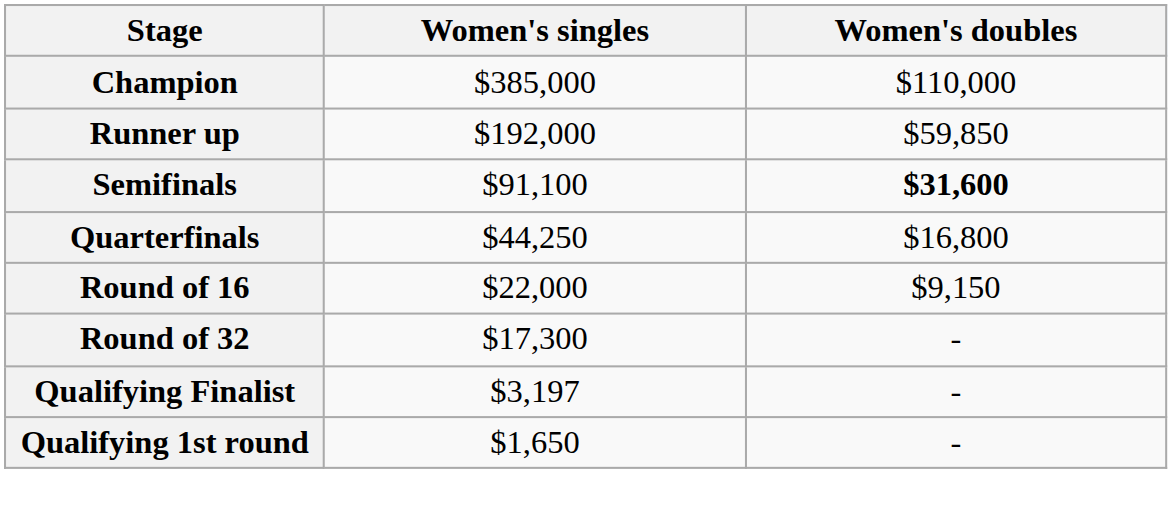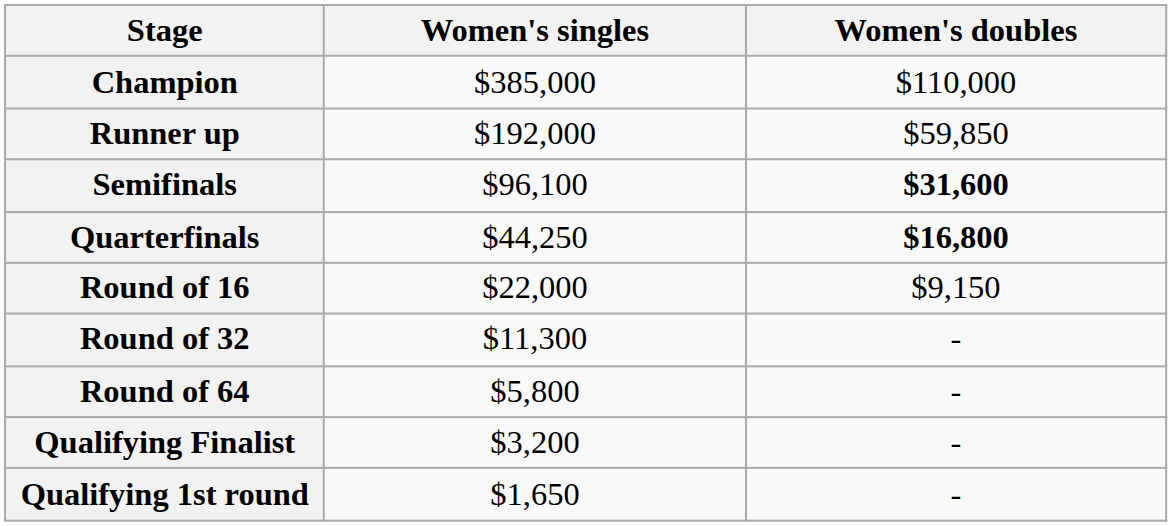(535, 184) $91,100 -> (535, 184) $96,100
(956, 236) normal -> (956, 236) bold
(535, 339) $17,300 -> (535, 339) $11,300
+ row: (165, 390)
(535, 390) $3,197 -> (535, 442) $3,200
